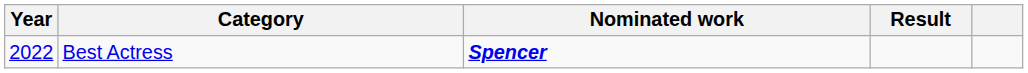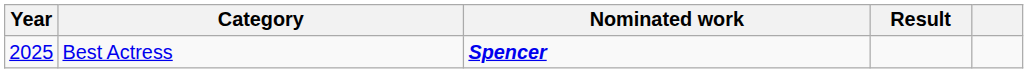(31, 51) 2022 -> (31, 51) 2025
